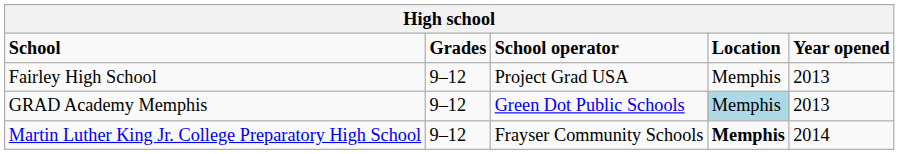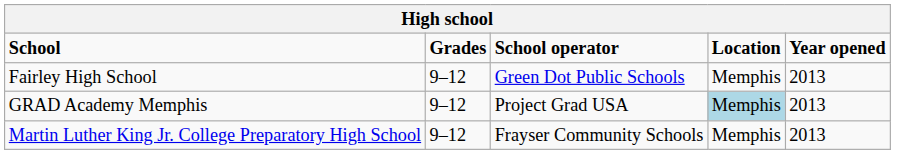(562, 76) Project Grad USA -> (590, 76) Green Dot Public Schools
(590, 105) Green Dot Public Schools -> (562, 105) Project Grad USA
(748, 134) bold -> (746, 134) normal
(811, 134) 2014 -> (807, 134) 2013
